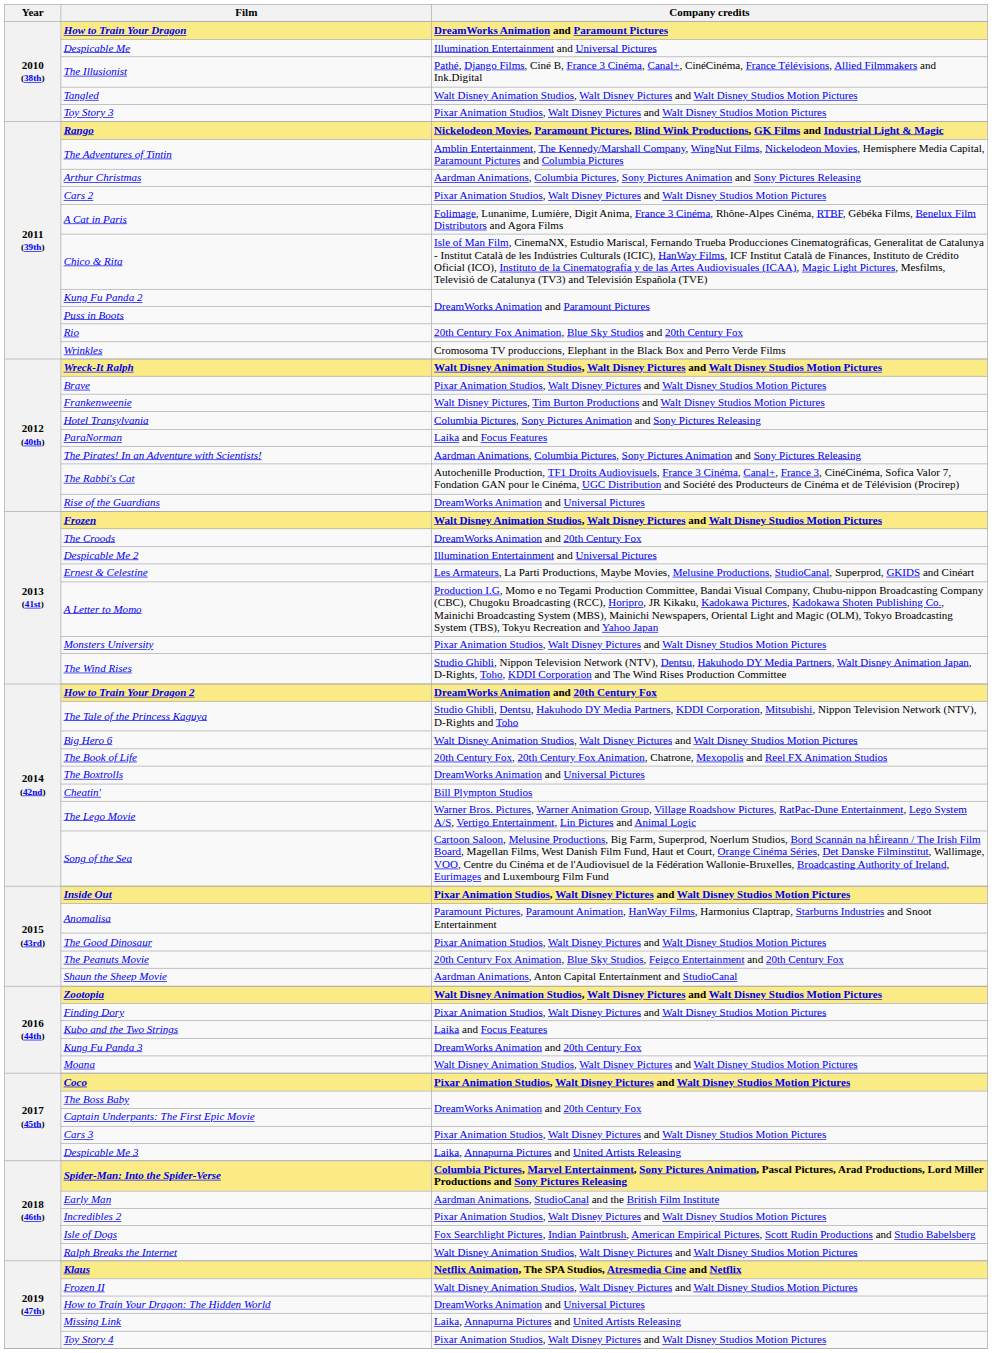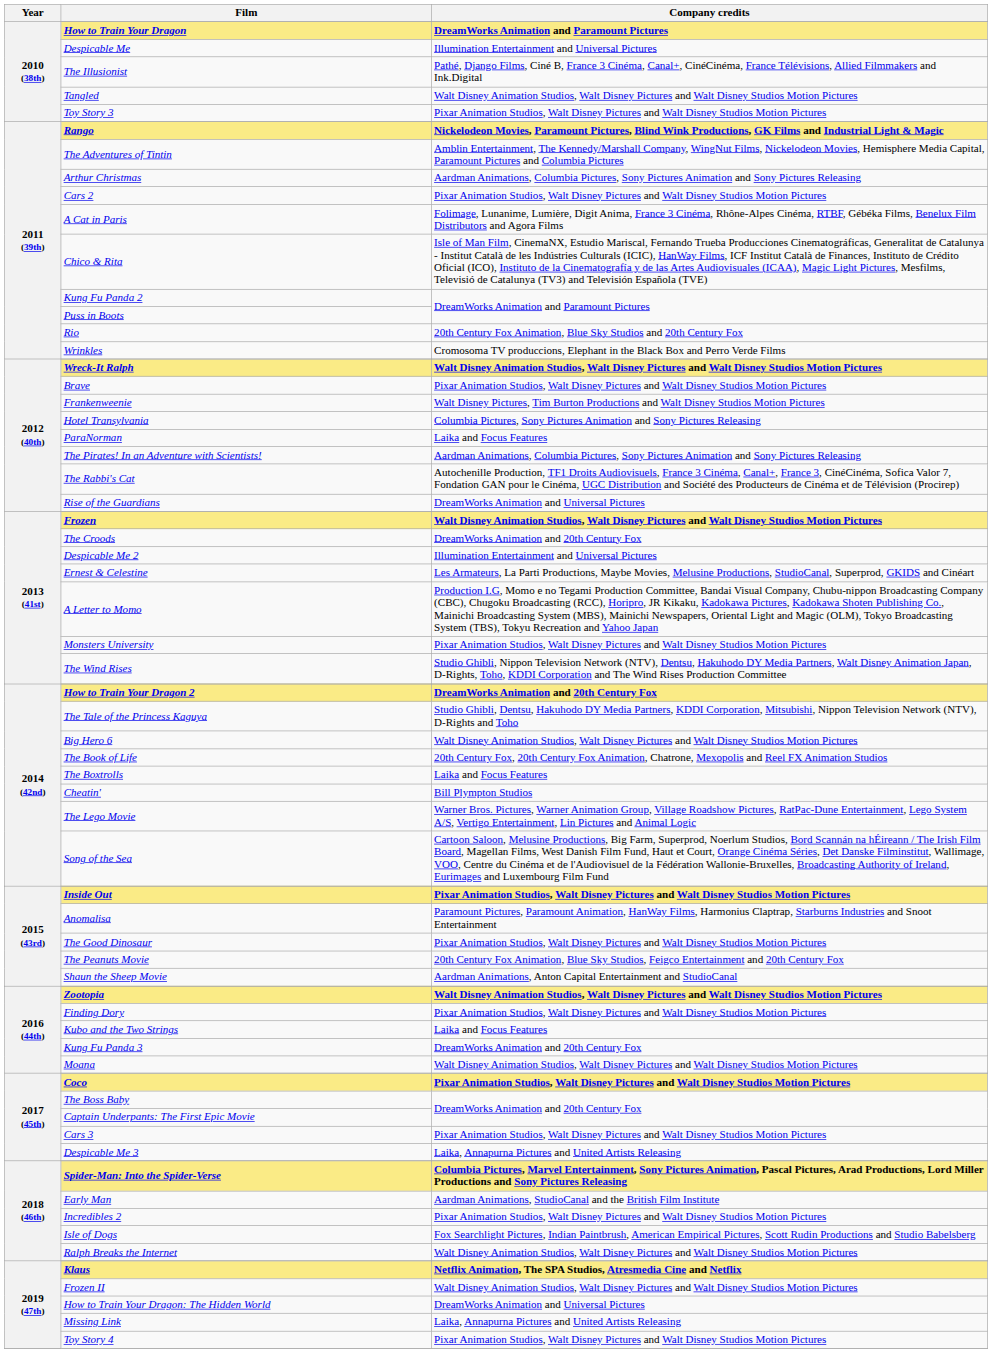(539, 775) DreamWorks Animation and Universal Pictures -> (491, 775) Laika and Focus Features
